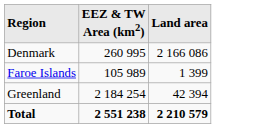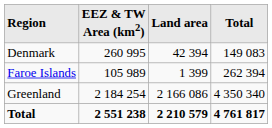+ column: (239, 23)
(182, 52) 2 166 086 -> (190, 52) 42 394
(190, 93) 42 394 -> (182, 93) 2 166 086
